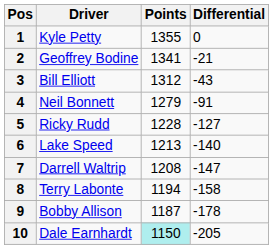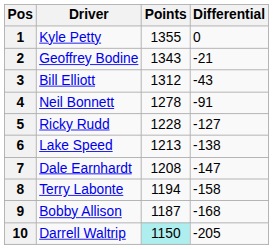(166, 59) 1341 -> (166, 59) 1343
(166, 102) 1279 -> (166, 102) 1278
(207, 146) -140 -> (207, 146) -138
(83, 168) Darrell Waltrip -> (85, 168) Dale Earnhardt
(207, 211) -178 -> (207, 211) -168
(85, 233) Dale Earnhardt -> (83, 233) Darrell Waltrip
